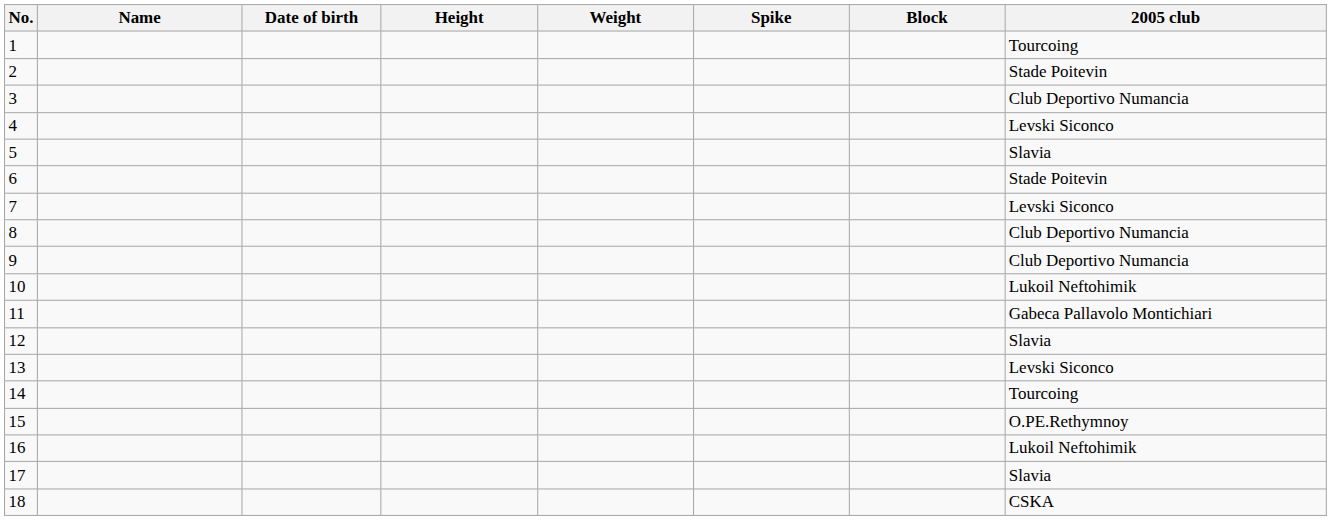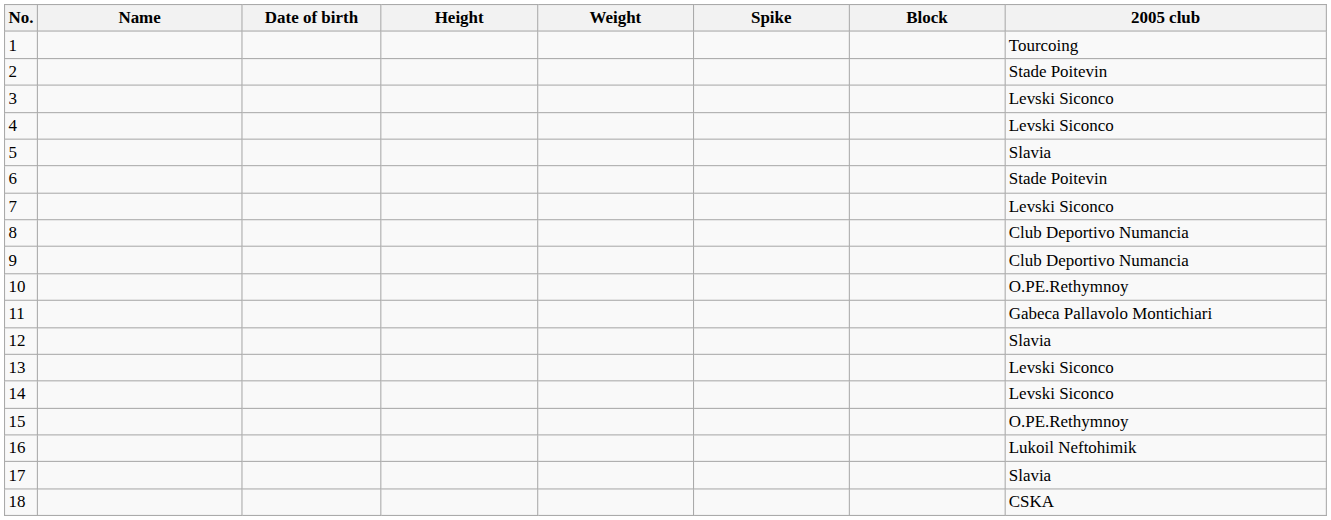(1099, 98) Club Deportivo Numancia -> (1061, 98) Levski Siconco
(1073, 286) Lukoil Neftohimik -> (1069, 286) O.PE.Rethymnoy
(1043, 394) Tourcoing -> (1061, 394) Levski Siconco
